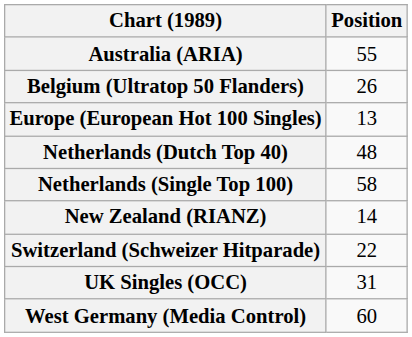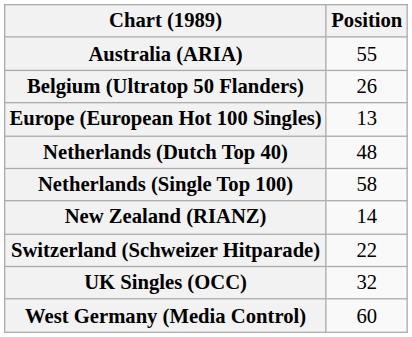(367, 282) 31 -> (367, 282) 32
